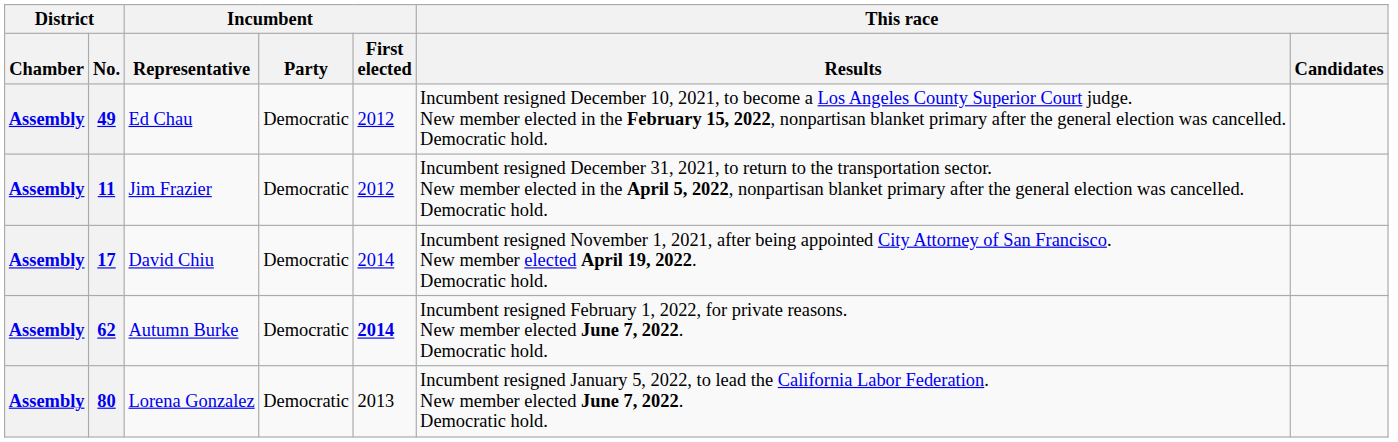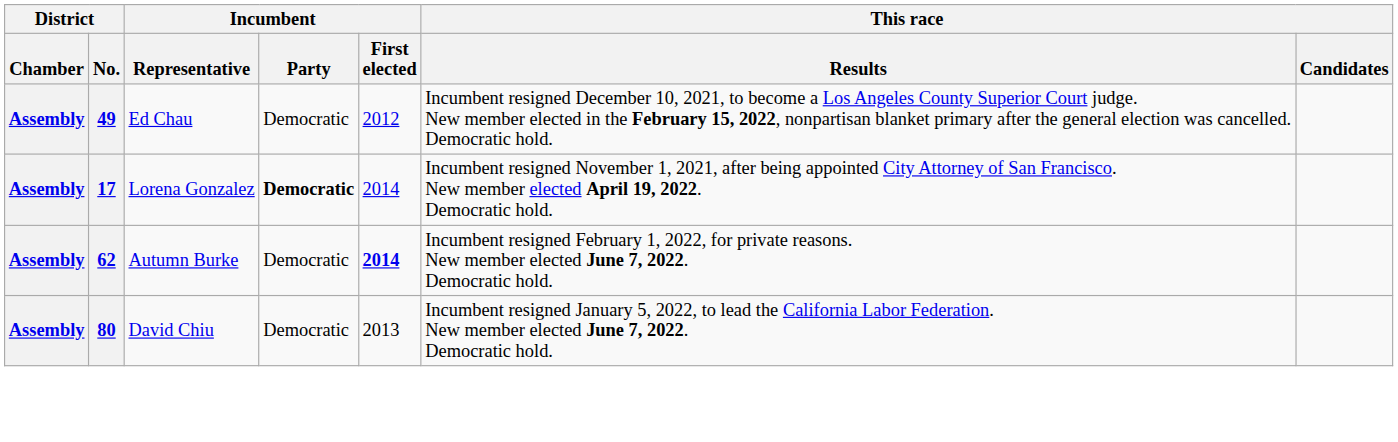- row: (106, 189)
(171, 260) David Chiu -> (192, 189) Lorena Gonzalez
(306, 260) normal -> (309, 189) bold
(192, 401) Lorena Gonzalez -> (171, 330) David Chiu
